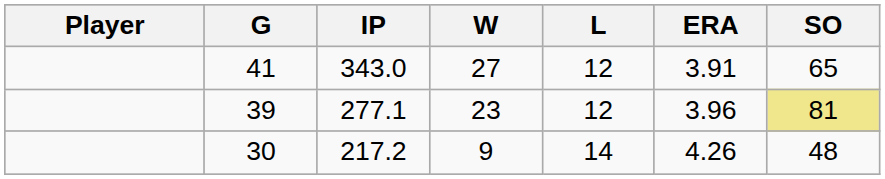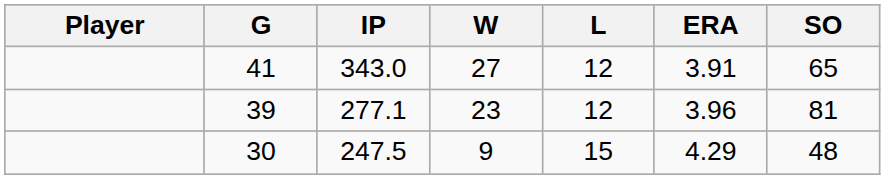(823, 109) khaki background -> (823, 109) no background
(373, 151) 217.2 -> (373, 151) 247.5
(598, 151) 14 -> (598, 151) 15
(711, 151) 4.26 -> (711, 151) 4.29
